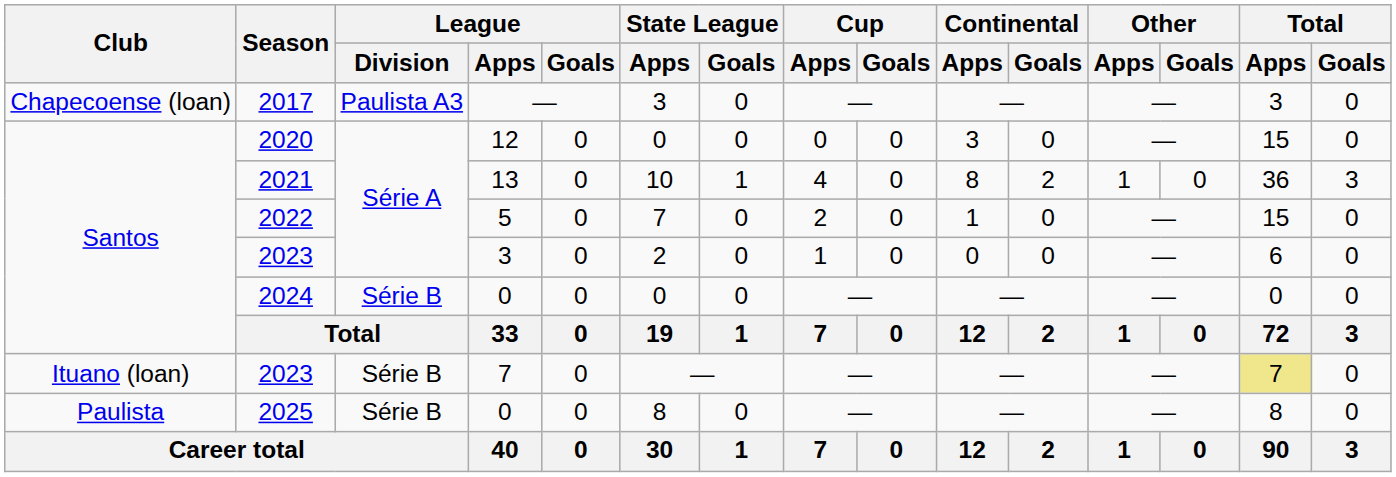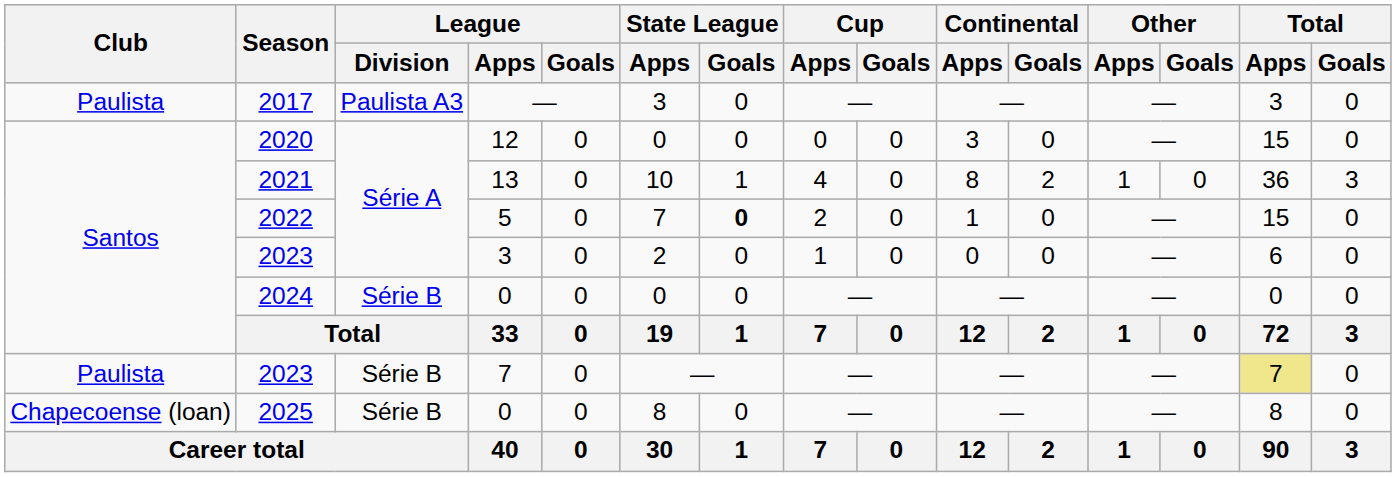(121, 101) Chapecoense (loan) -> (121, 101) Paulista
(741, 218) normal -> (741, 218) bold
(121, 373) Ituano (loan) -> (121, 373) Paulista
(121, 412) Paulista -> (121, 412) Chapecoense (loan)
